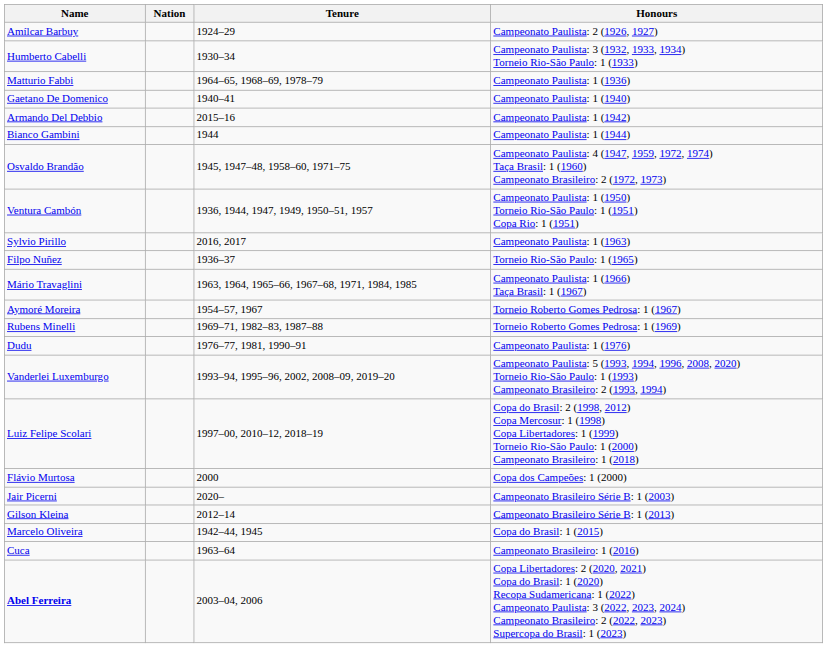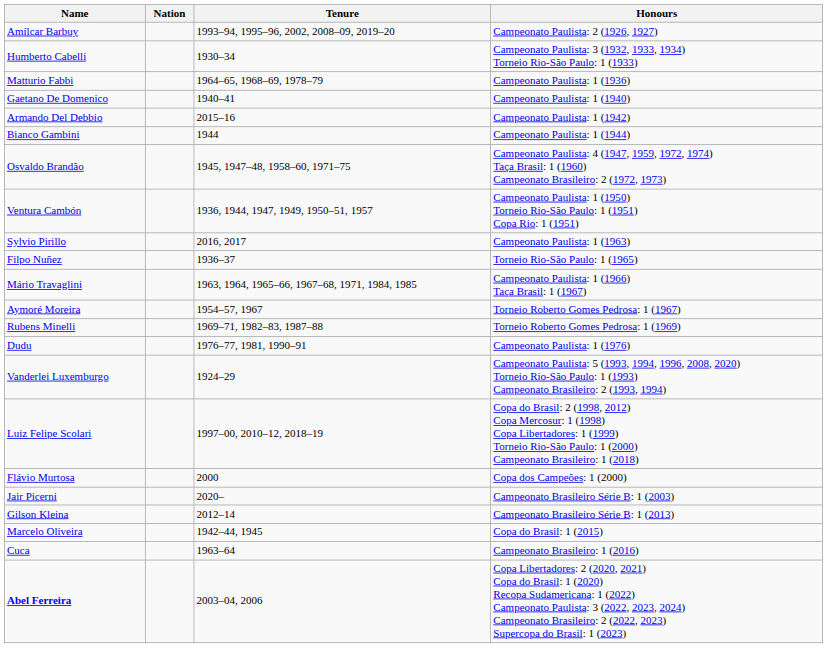(216, 31) 1924–29 -> (296, 31) 1993–94, 1995–96, 2002, 2008–09, 2019–20
(296, 376) 1993–94, 1995–96, 2002, 2008–09, 2019–20 -> (216, 376) 1924–29
